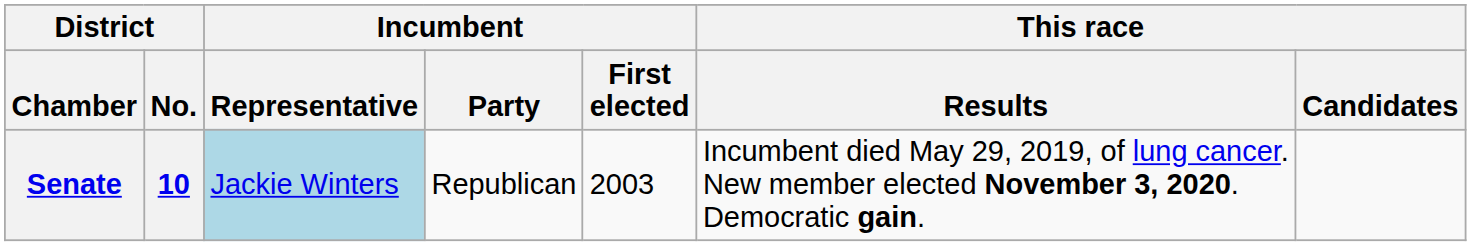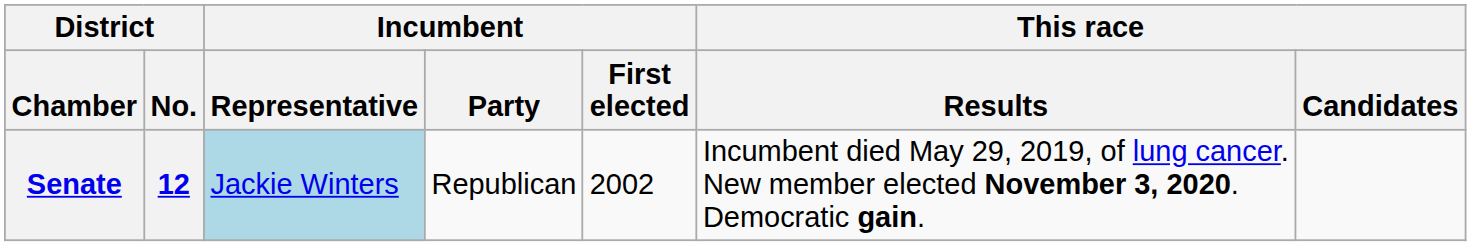(174, 184) 10 -> (174, 184) 12
(622, 184) 2003 -> (622, 184) 2002
